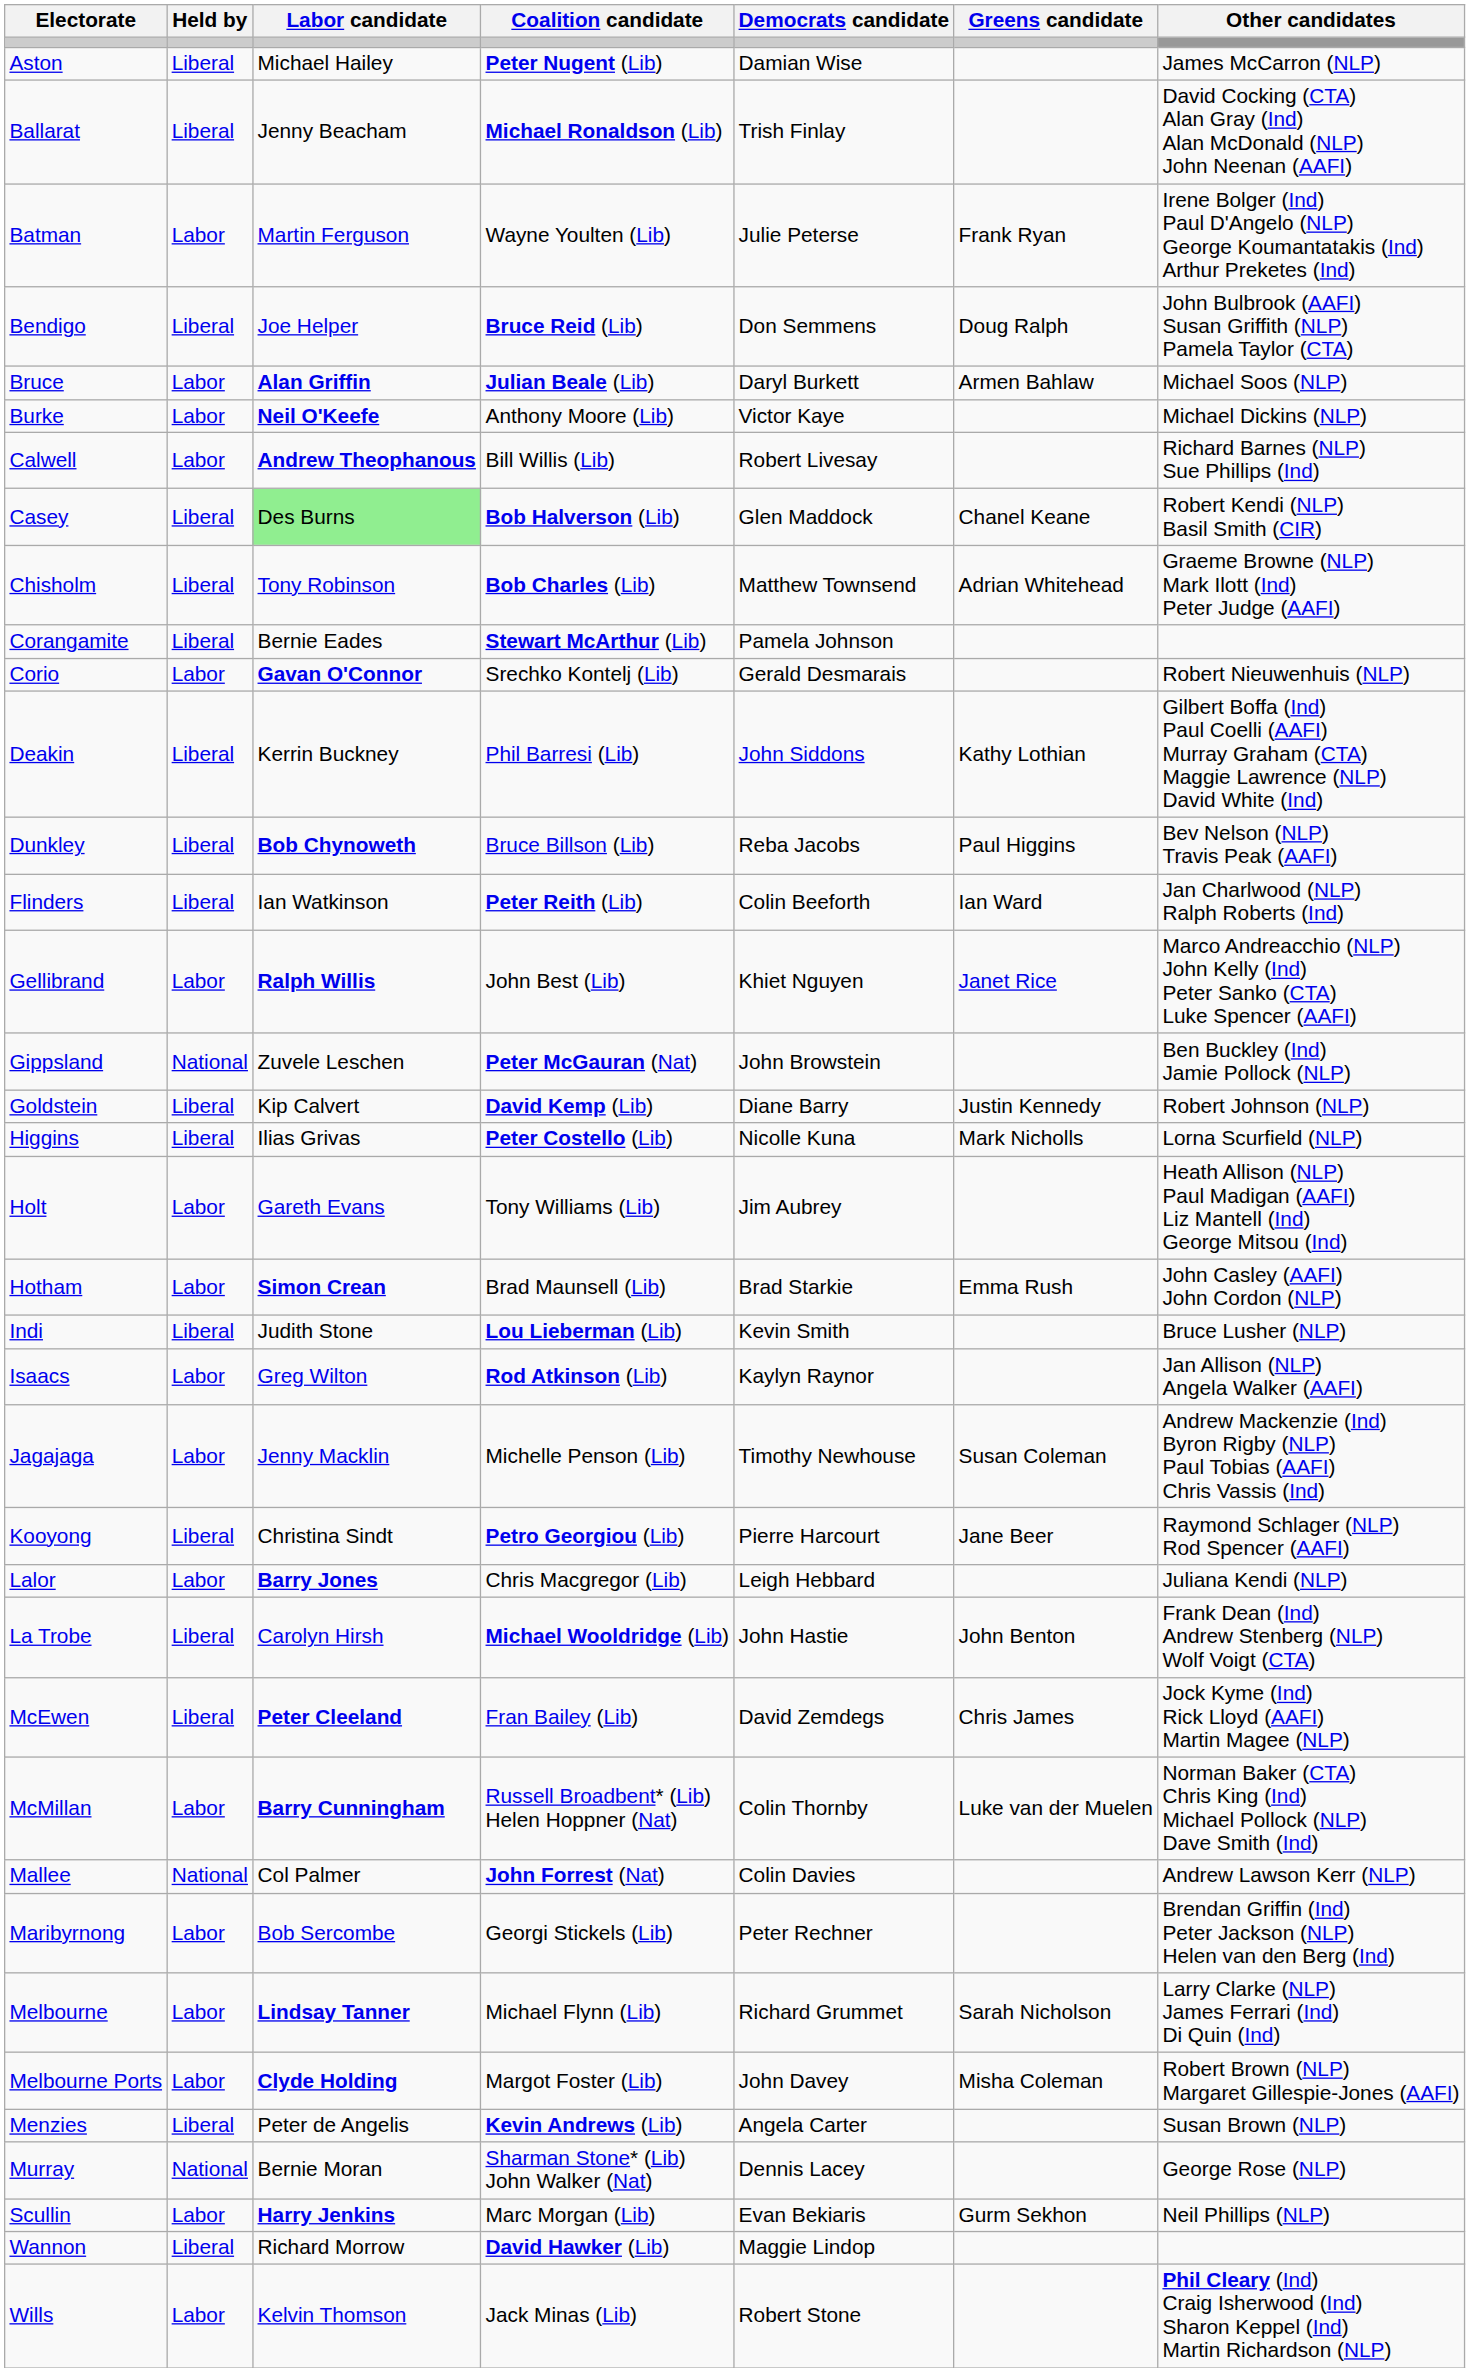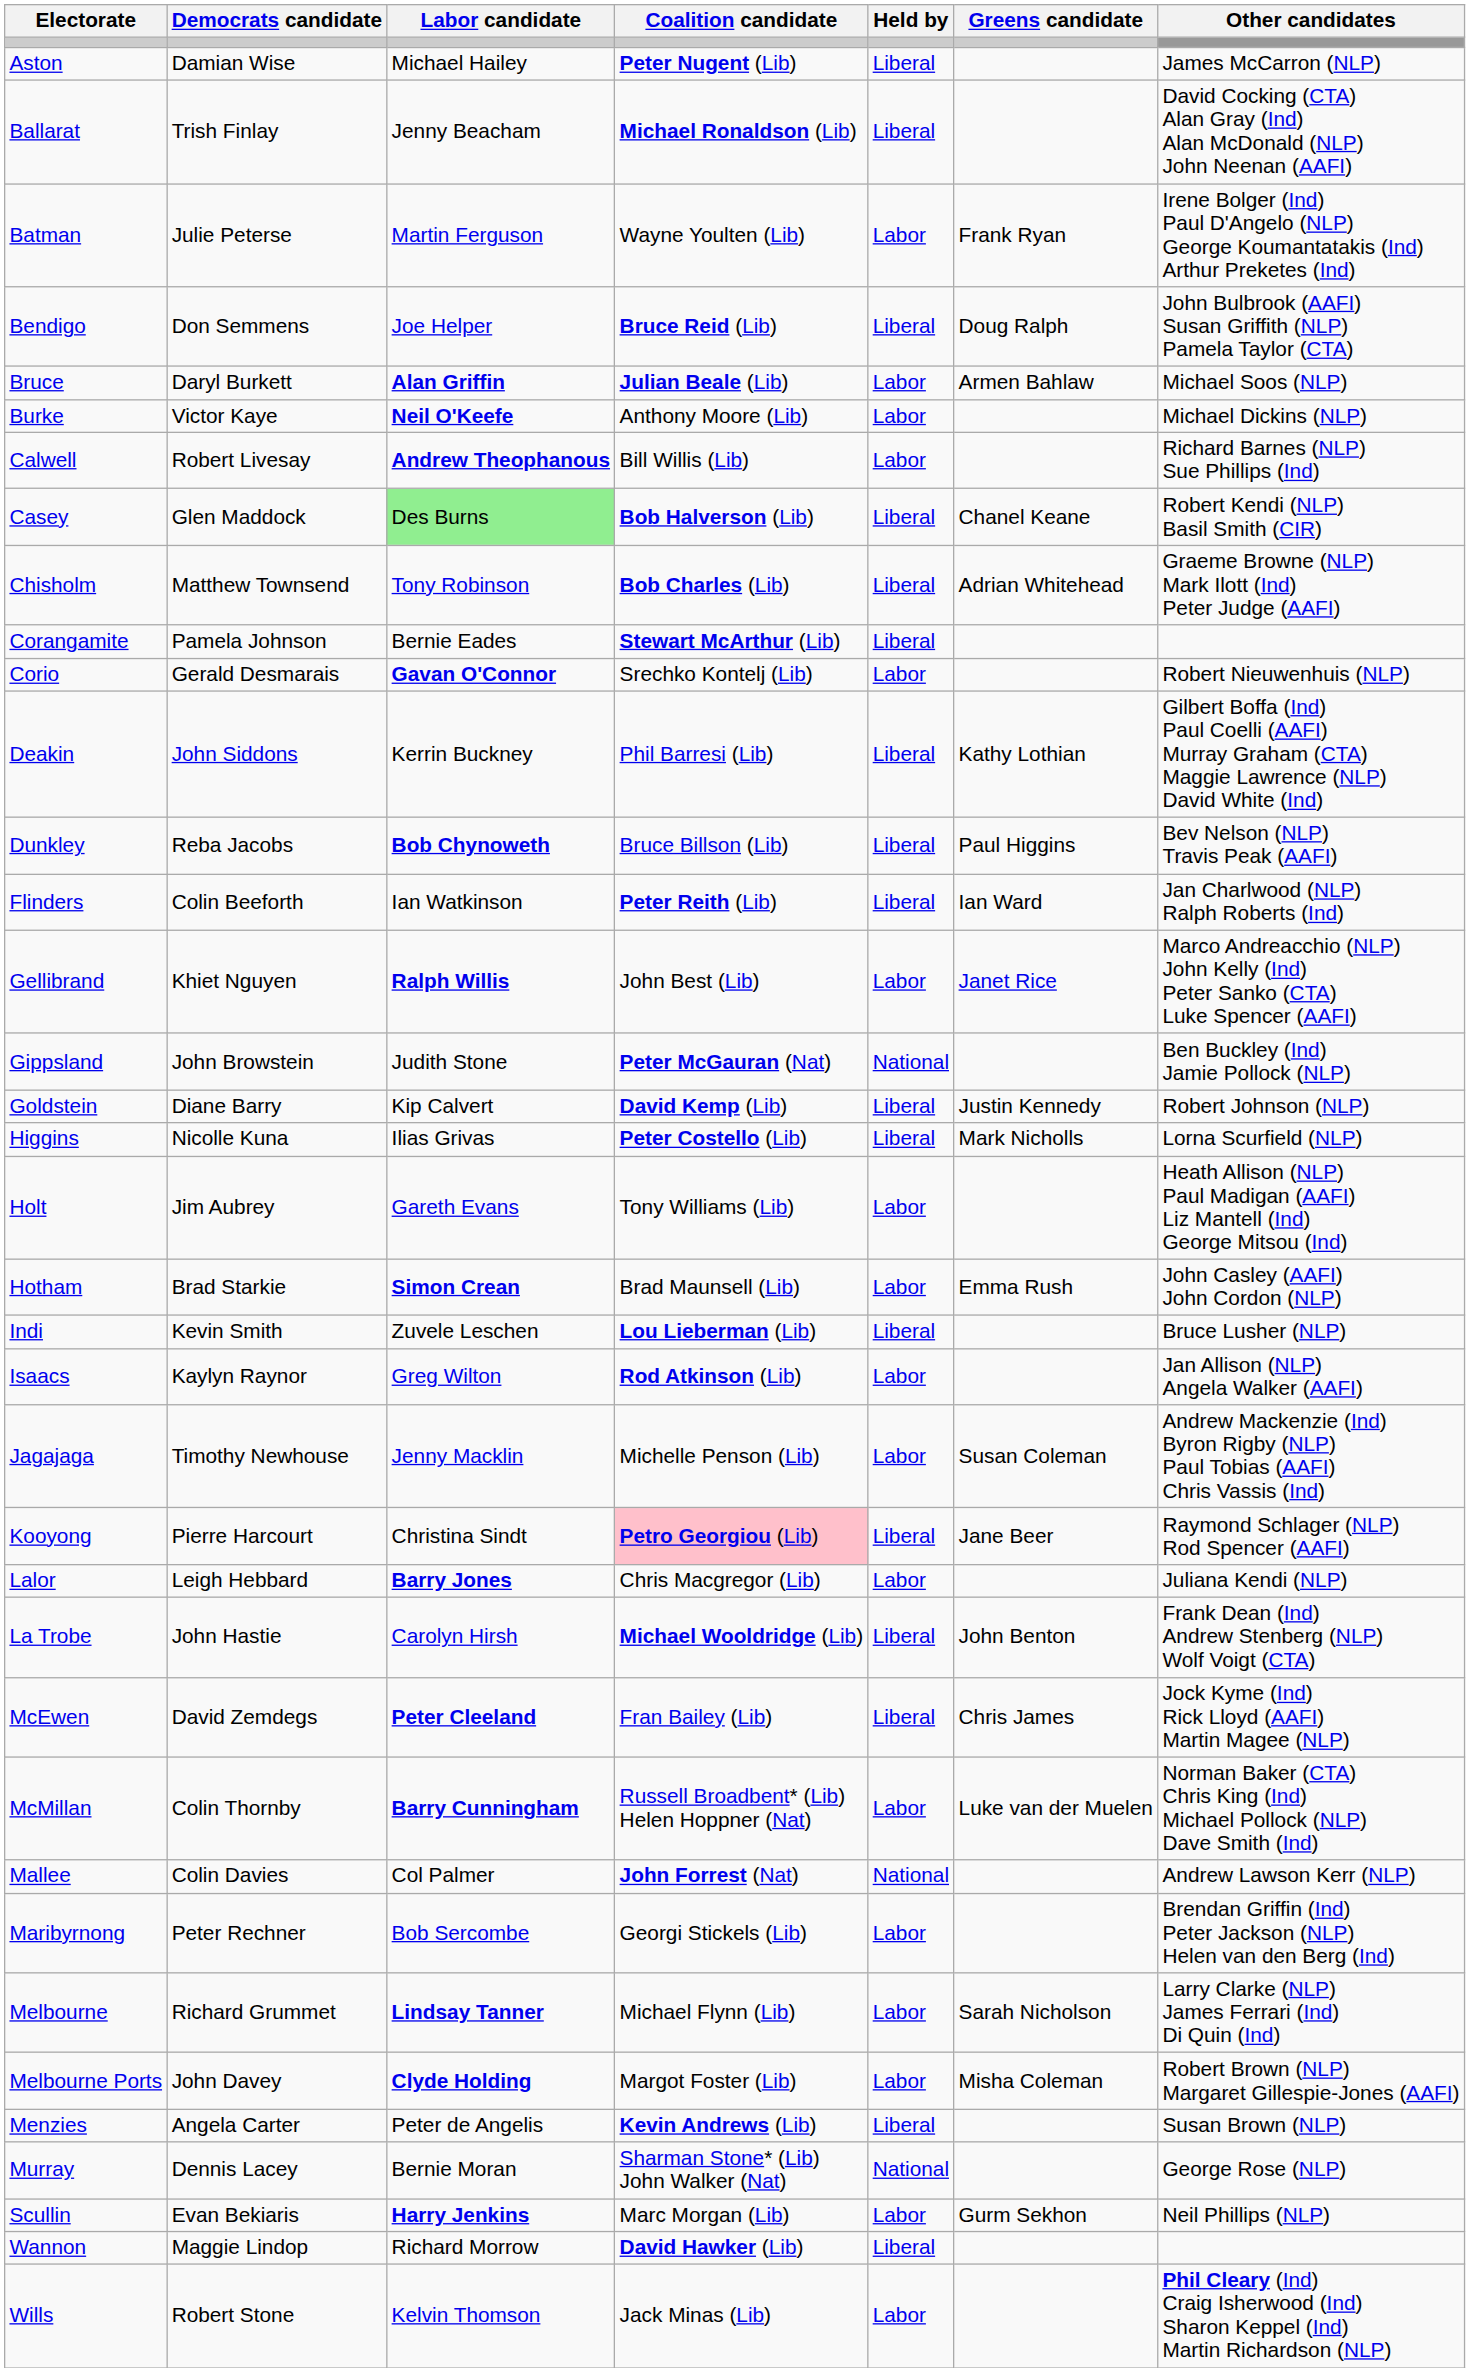columns swapped: (210, 20) <-> (844, 20)
(331, 1061) Zuvele Leschen -> (449, 1061) Judith Stone
(315, 1331) Judith Stone -> (465, 1331) Zuvele Leschen
(585, 1535) no background -> (719, 1535) pink background
